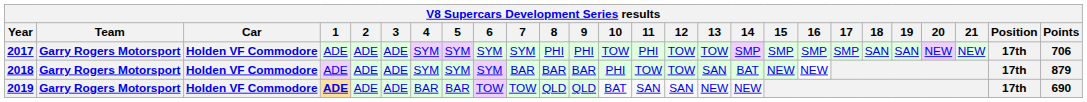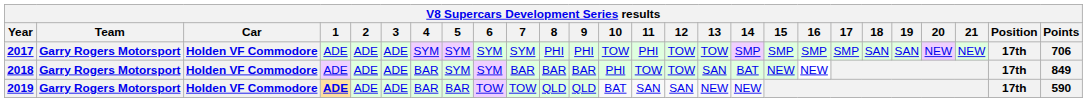(426, 69) SYM -> (426, 69) BAR
(1061, 69) 879 -> (1061, 69) 849
(1061, 88) 690 -> (1061, 88) 590
